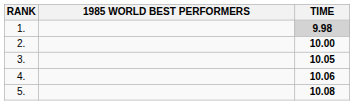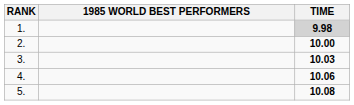(322, 60) 10.05 -> (322, 60) 10.03
